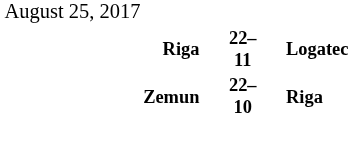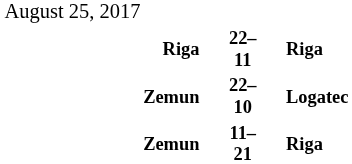(317, 48) Logatec -> (304, 48) Riga
(304, 96) Riga -> (317, 96) Logatec
+ row: (243, 143)
